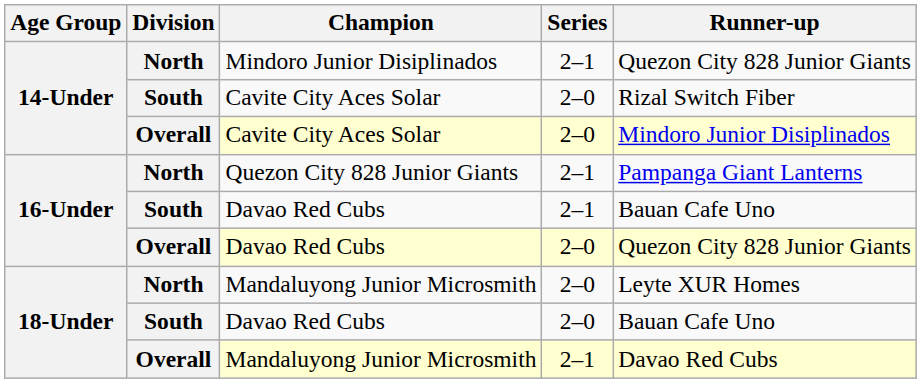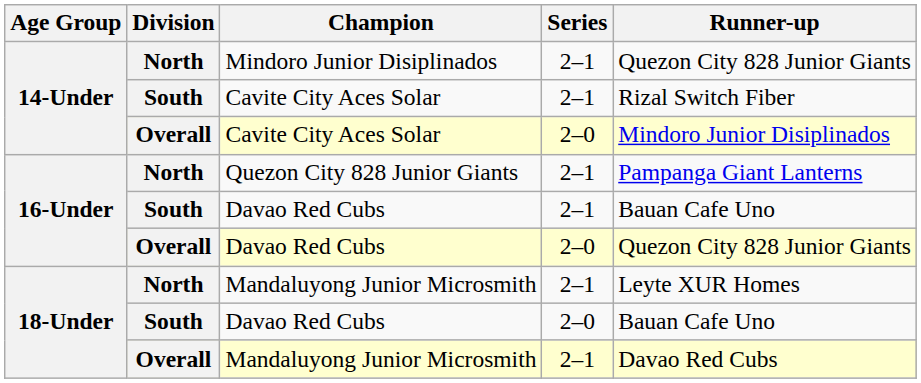(577, 97) 2–0 -> (577, 97) 2–1
(577, 284) 2–0 -> (577, 284) 2–1
